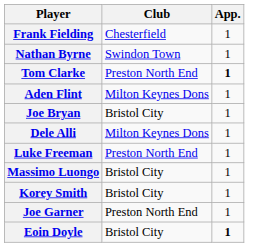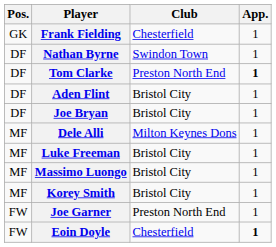+ column: (18, 14)
(157, 93) Milton Keynes Dons -> (162, 93) Bristol City
(151, 152) Preston North End -> (162, 152) Bristol City
(134, 232) Bristol City -> (163, 232) Chesterfield
